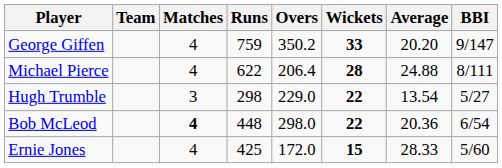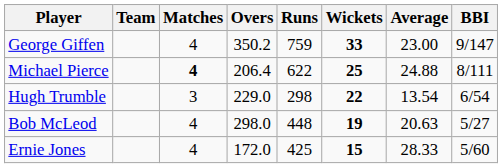columns swapped: (297, 17) <-> (249, 17)
(419, 44) 20.20 -> (419, 44) 23.00
(193, 70) normal -> (193, 70) bold
(354, 70) 28 -> (354, 70) 25
(475, 96) 5/27 -> (475, 96) 6/54
(193, 123) bold -> (193, 123) normal
(354, 123) 22 -> (354, 123) 19
(419, 123) 20.36 -> (419, 123) 20.63
(475, 123) 6/54 -> (475, 123) 5/27
